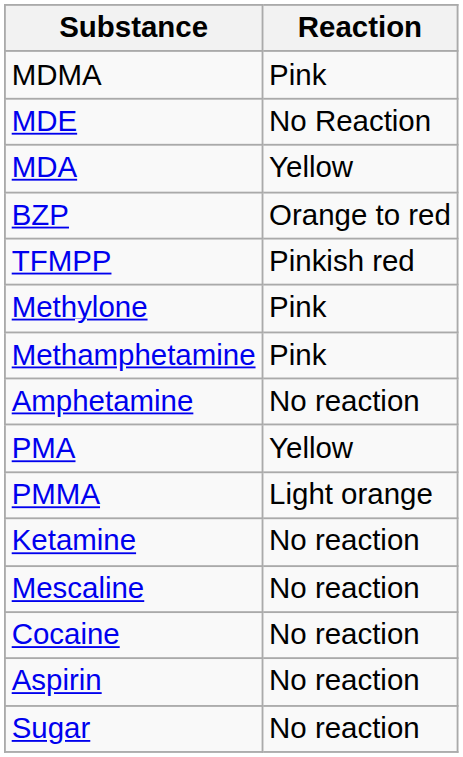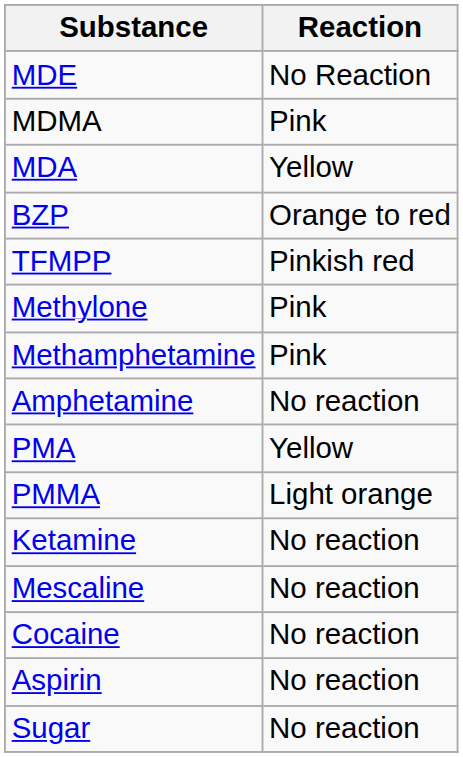rows swapped: (57, 74) <-> (44, 121)
